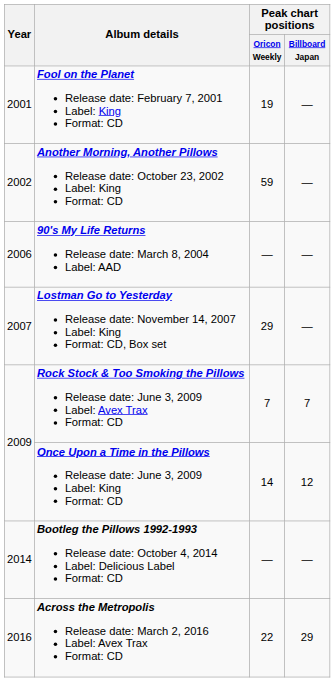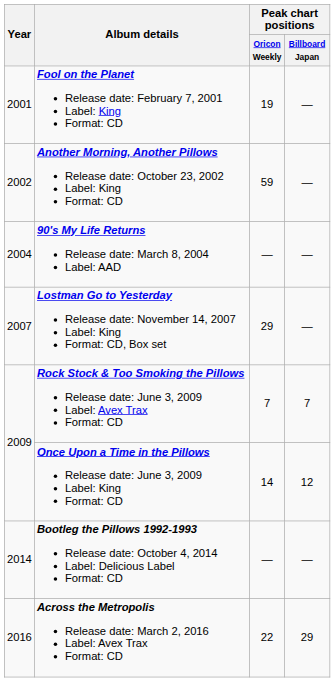(19, 254) 2006 -> (19, 254) 2004
